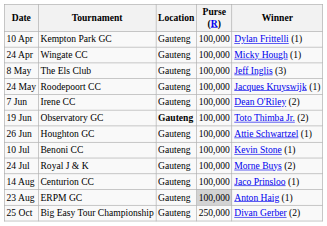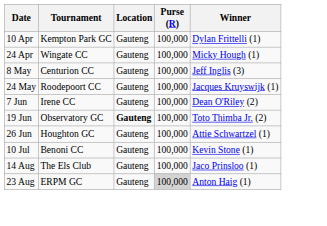(66, 71) The Els Club -> (67, 71) Centurion CC
- row: (18, 166)
(67, 181) Centurion CC -> (66, 166) The Els Club
- row: (19, 213)
